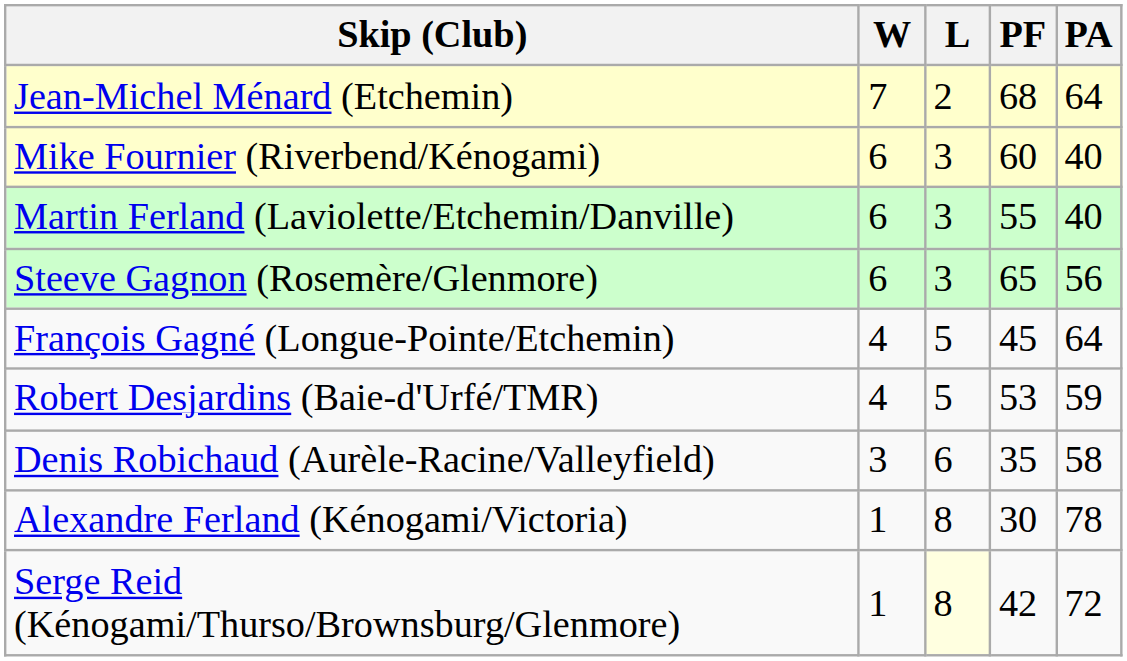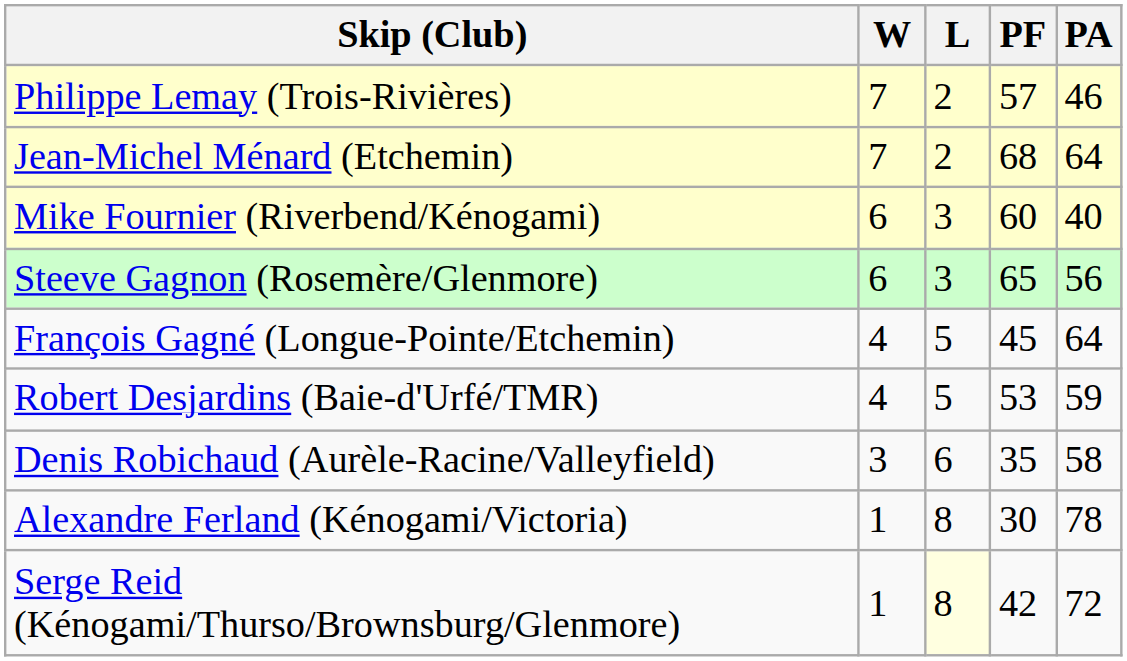+ row: (263, 95)
- row: (374, 216)
